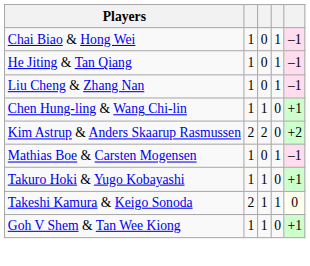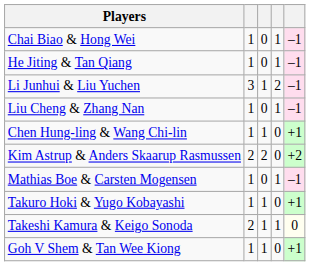+ row: (74, 86)
